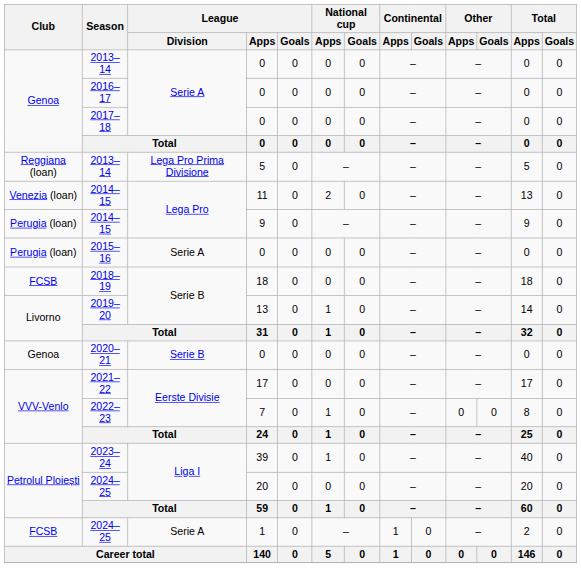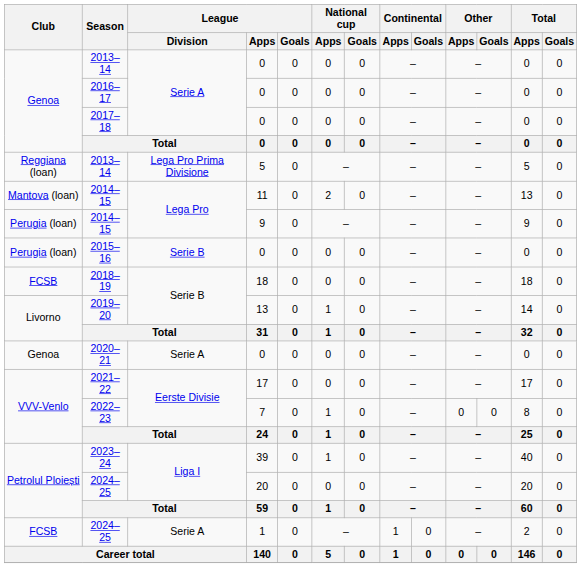(43, 195) Venezia (loan) -> (43, 195) Mantova (loan)
(187, 252) Serie A -> (187, 252) Serie B
(187, 355) Serie B -> (187, 355) Serie A
